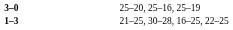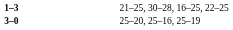rows swapped: (11, 8) <-> (11, 21)
